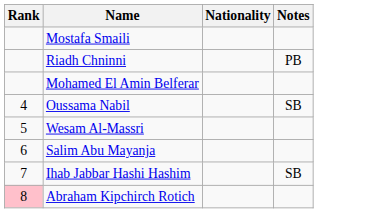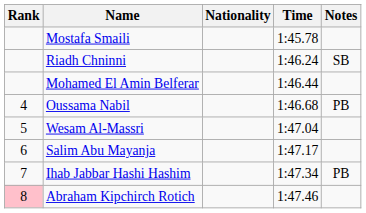+ column: (298, 15)
(293, 61) PB -> (341, 61) SB
(293, 106) SB -> (341, 106) PB
(293, 173) SB -> (341, 173) PB
